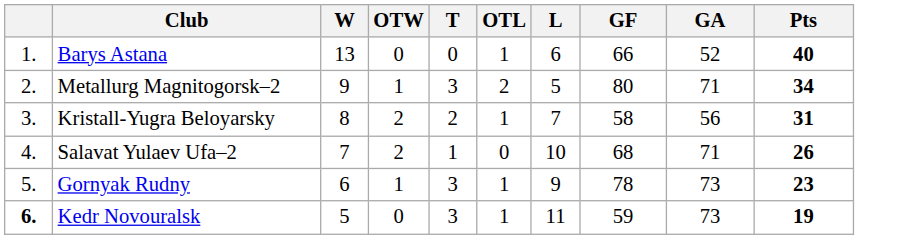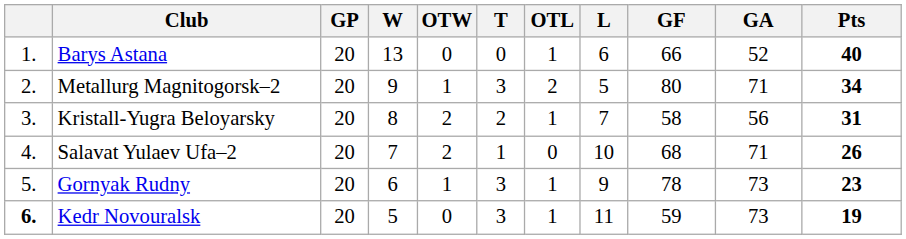+ column: (344, 20)
